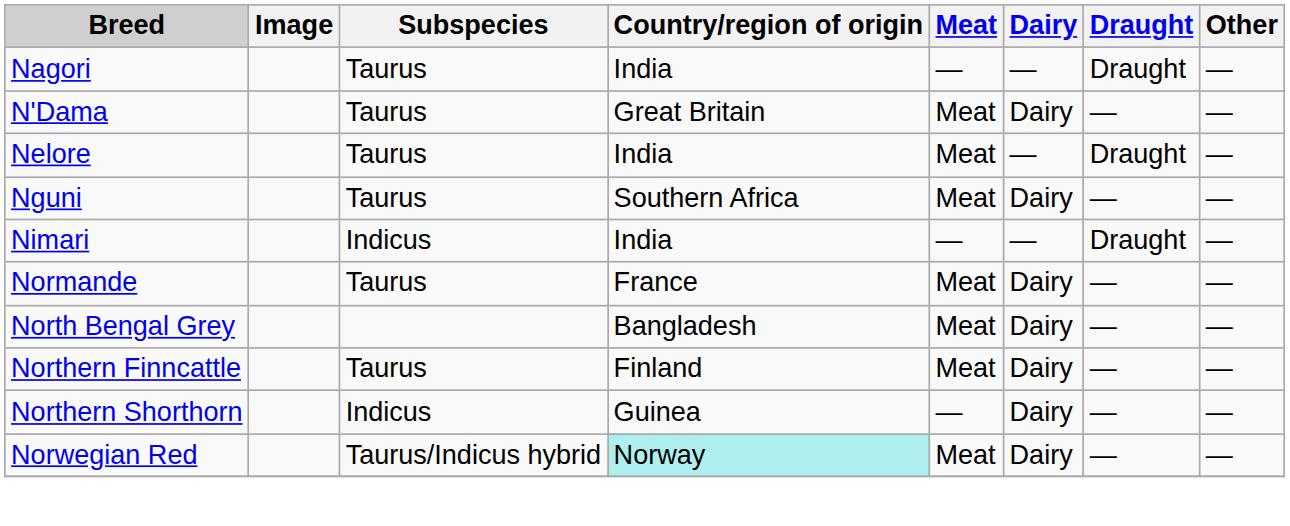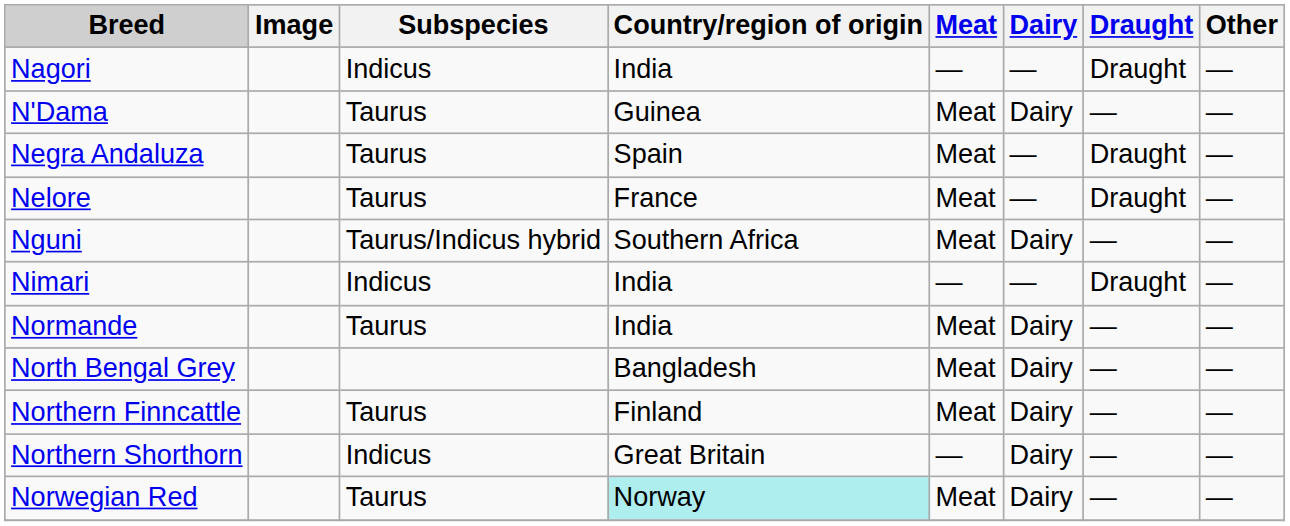(386, 68) Taurus -> (388, 68) Indicus
(690, 111) Great Britain -> (657, 111) Guinea
+ row: (107, 154)
(643, 154) India -> (656, 197) France
(386, 197) Taurus -> (473, 240) Taurus/Indicus hybrid
(656, 283) France -> (643, 326) India
(657, 411) Guinea -> (690, 454) Great Britain
(473, 454) Taurus/Indicus hybrid -> (386, 497) Taurus
